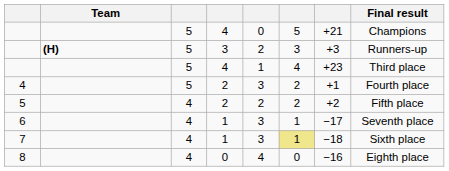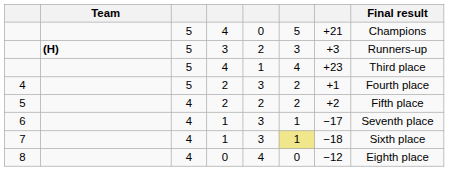(333, 157) −16 -> (333, 157) −12
